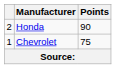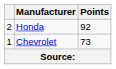(85, 27) 90 -> (85, 27) 92
(85, 42) 75 -> (85, 42) 73
